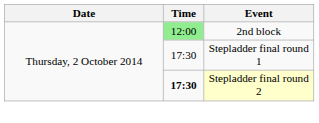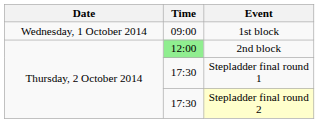+ row: (259, 31)
(184, 85) bold -> (184, 103) normal
